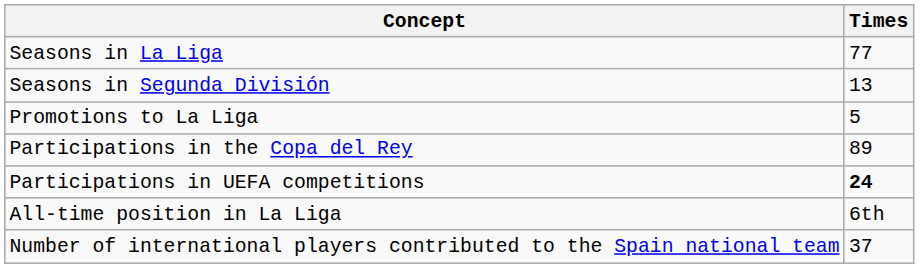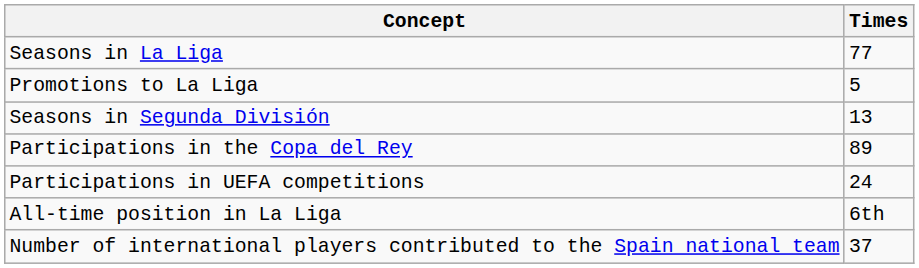rows swapped: (170, 85) <-> (134, 117)
(861, 182) bold -> (861, 182) normal
